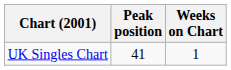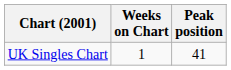columns swapped: (138, 23) <-> (196, 23)
